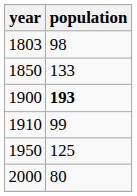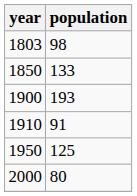(62, 97) bold -> (62, 97) normal
(58, 124) 99 -> (58, 124) 91
